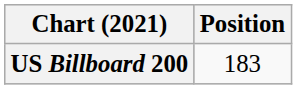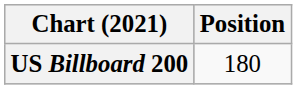(242, 63) 183 -> (242, 63) 180
